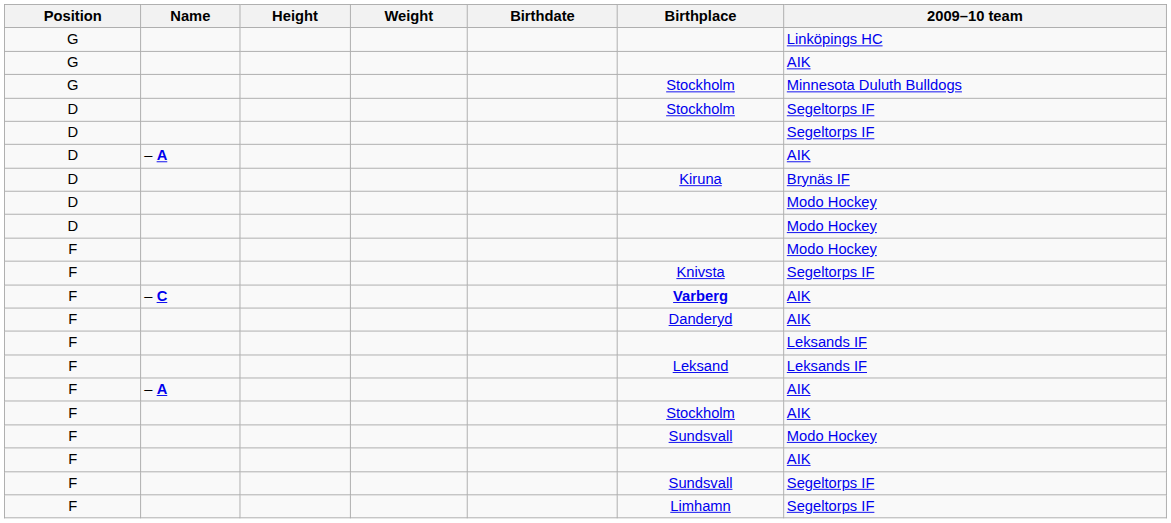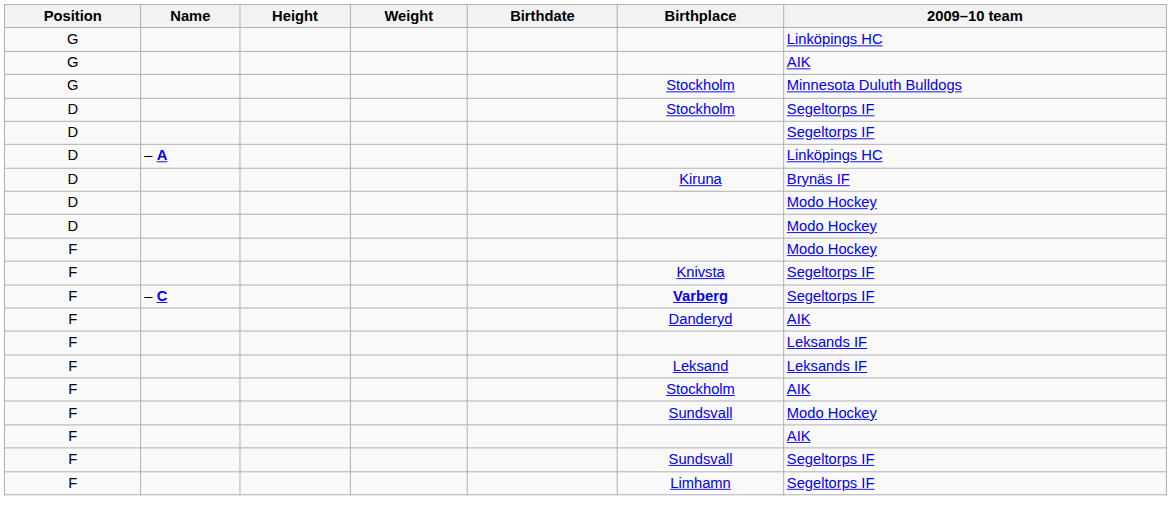(799, 156) AIK -> (835, 156) Linköpings HC
(799, 296) AIK -> (831, 296) Segeltorps IF
- row: (73, 389)
